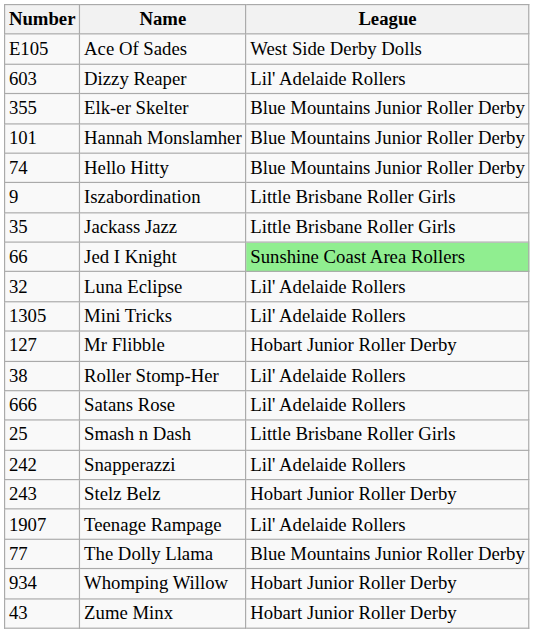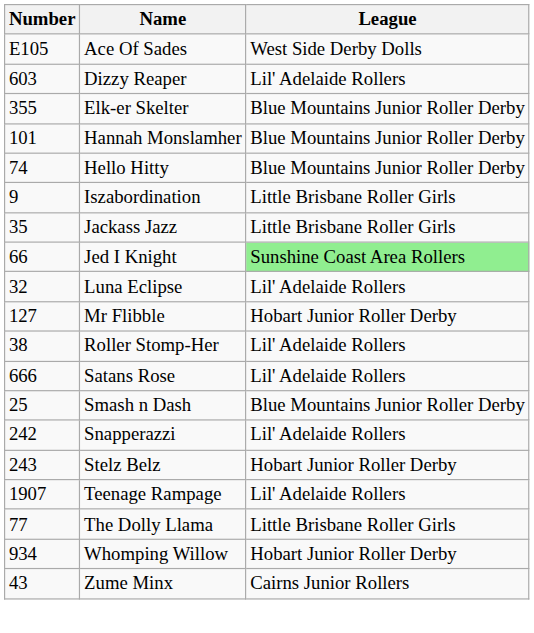- row: (128, 316)
(353, 434) Little Brisbane Roller Girls -> (388, 405) Blue Mountains Junior Roller Derby
(388, 553) Blue Mountains Junior Roller Derby -> (353, 524) Little Brisbane Roller Girls
(353, 613) Hobart Junior Roller Derby -> (330, 583) Cairns Junior Rollers
